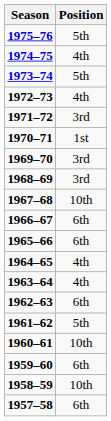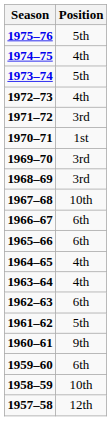(81, 343) 10th -> (81, 343) 9th
(81, 405) 6th -> (81, 405) 12th
